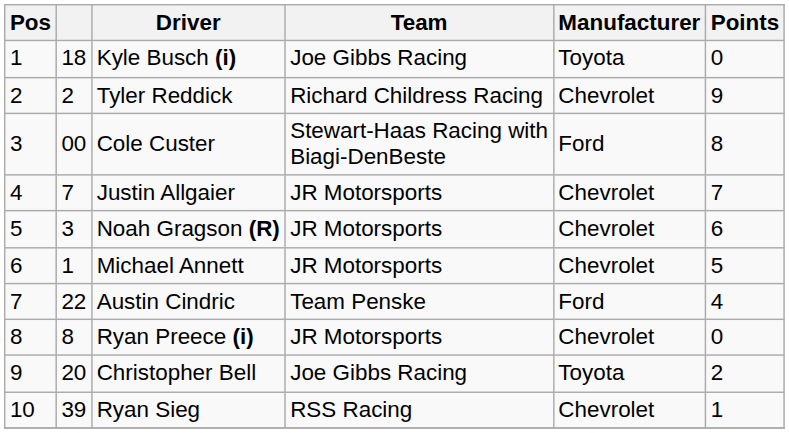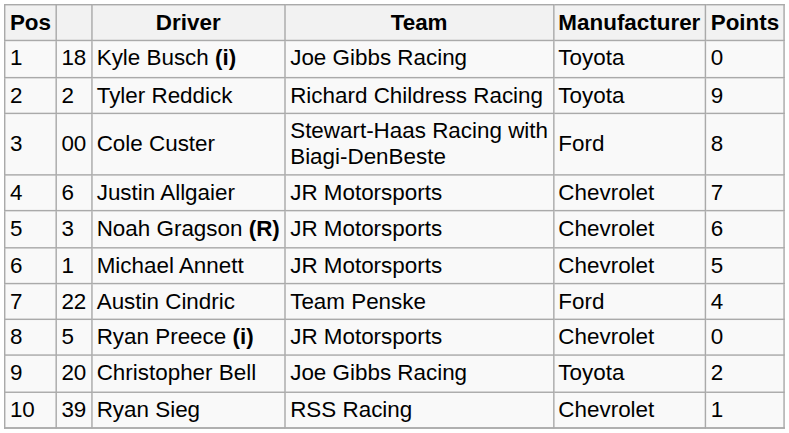(606, 94) Chevrolet -> (591, 94) Toyota
(68, 192) 7 -> (68, 192) 6
(68, 336) 8 -> (68, 336) 5
